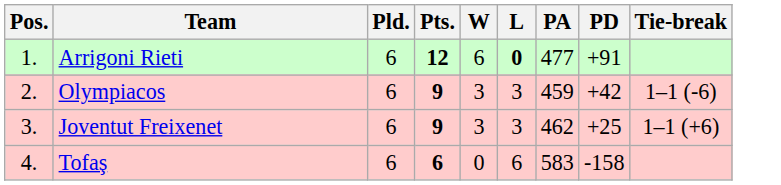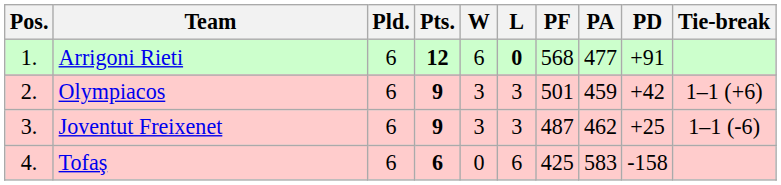+ column: (557, 22)
(681, 92) 1–1 (-6) -> (724, 92) 1–1 (+6)
(681, 127) 1–1 (+6) -> (724, 127) 1–1 (-6)
